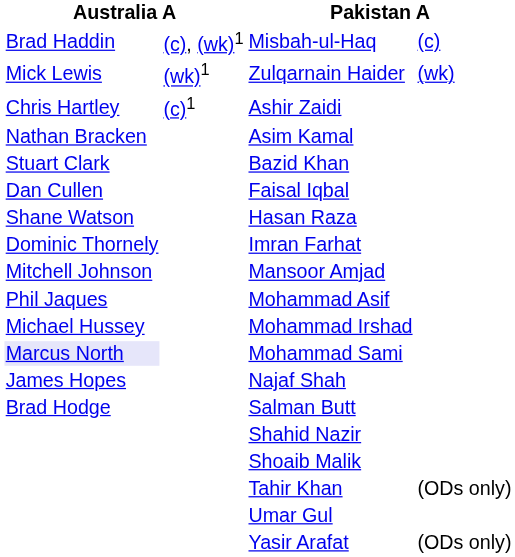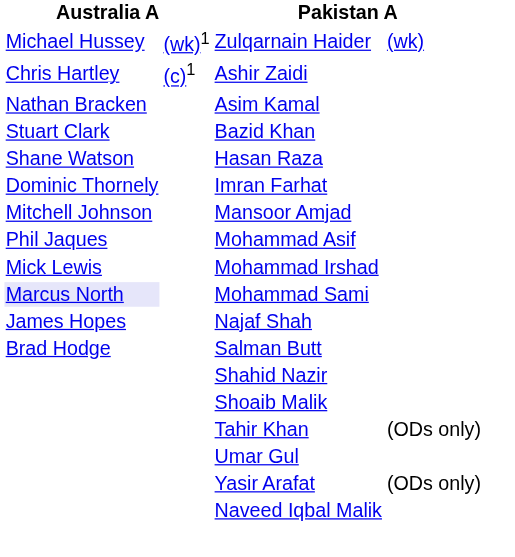- row: (312, 42)
(54, 74) Mick Lewis -> (75, 42) Michael Hussey
- row: (299, 190)
(75, 326) Michael Hussey -> (54, 266) Mick Lewis
+ row: (298, 510)
